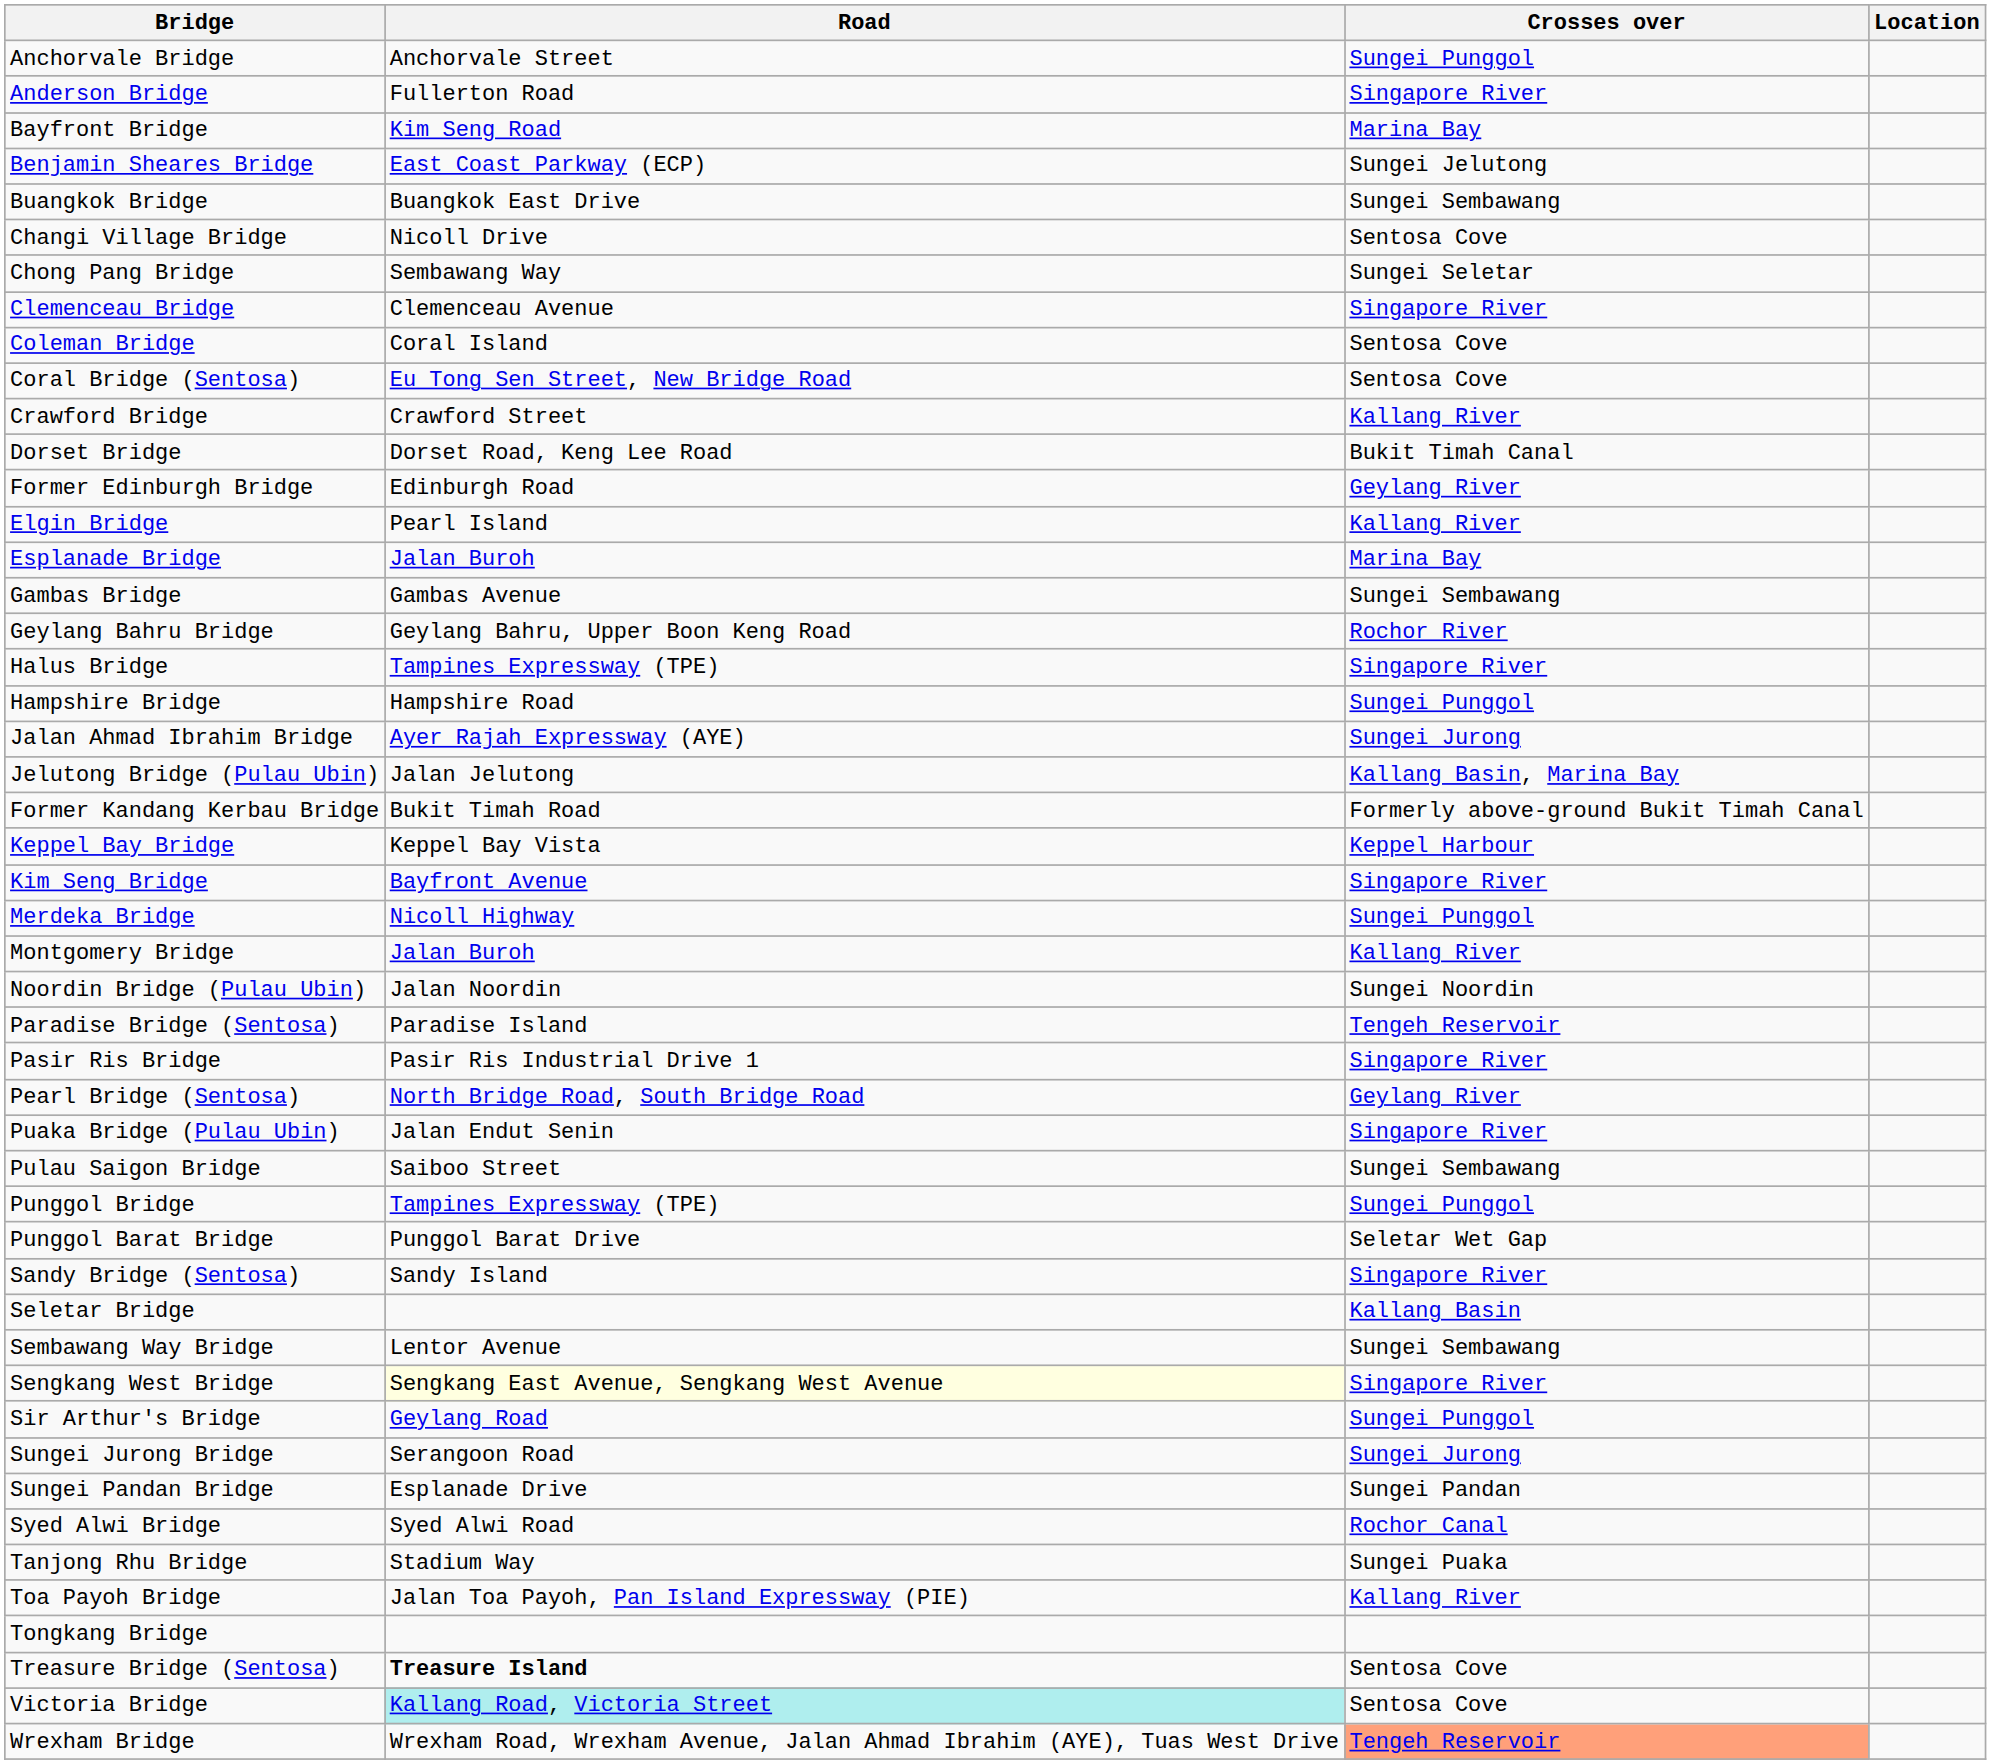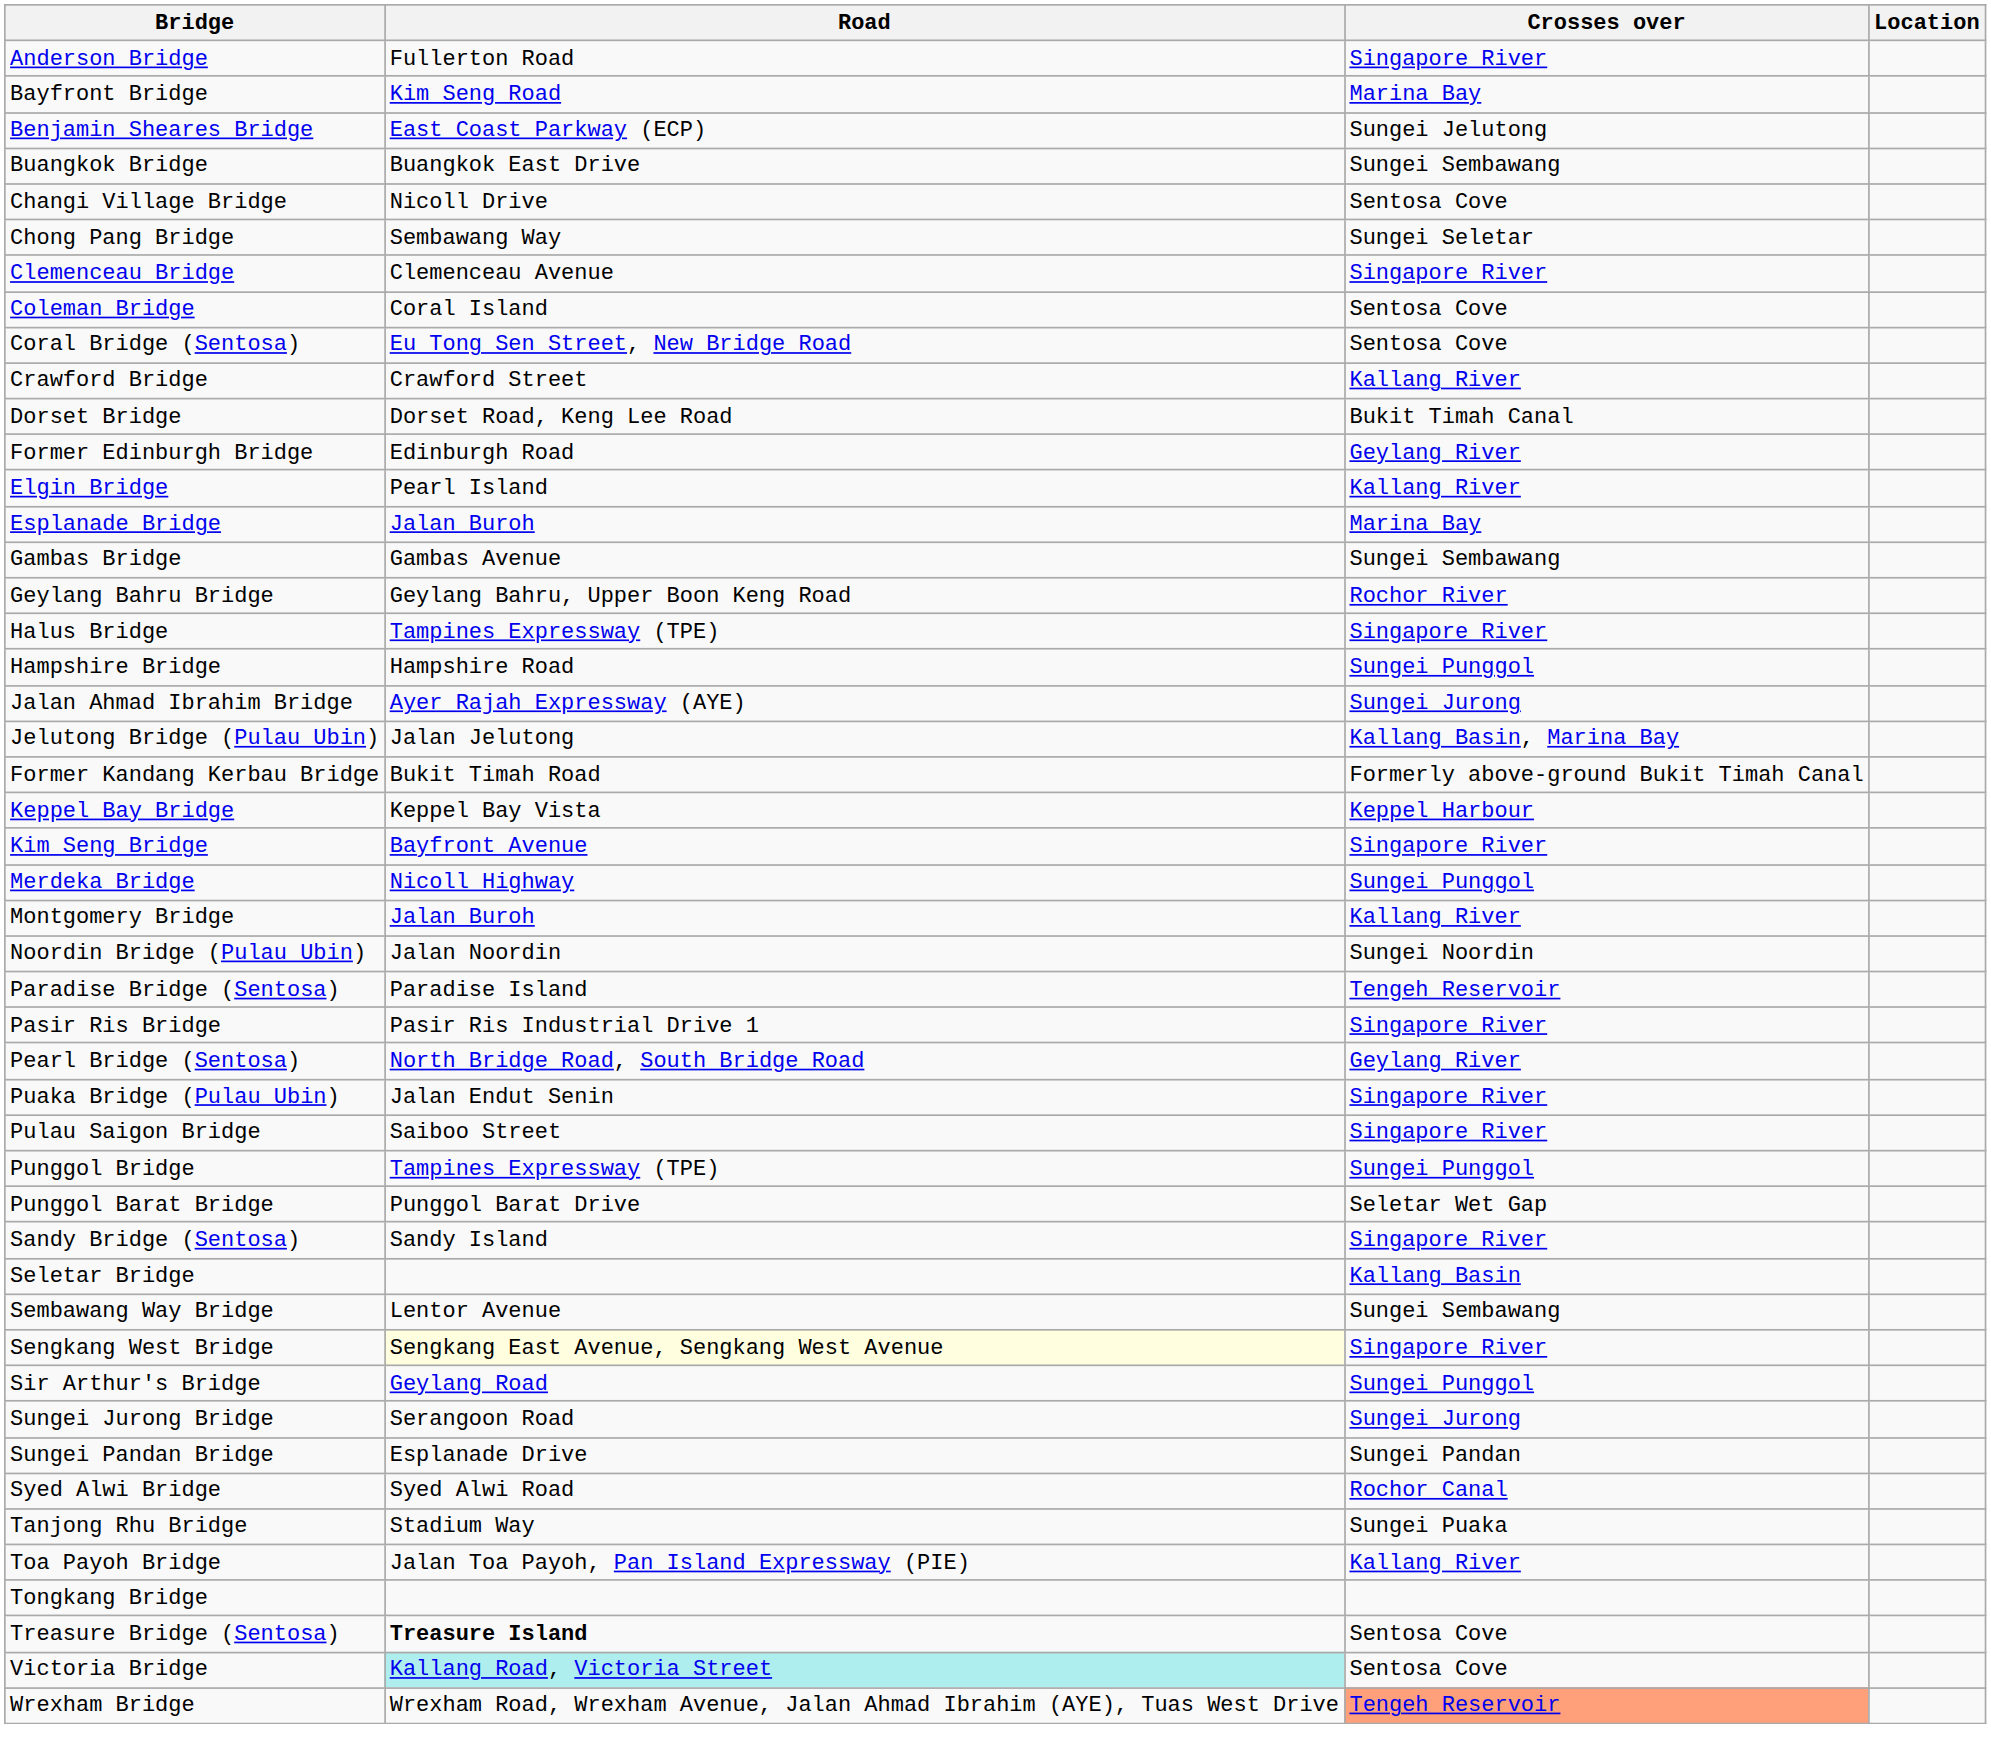- row: (122, 59)
(1455, 1169) Sungei Sembawang -> (1448, 1133) Singapore River
